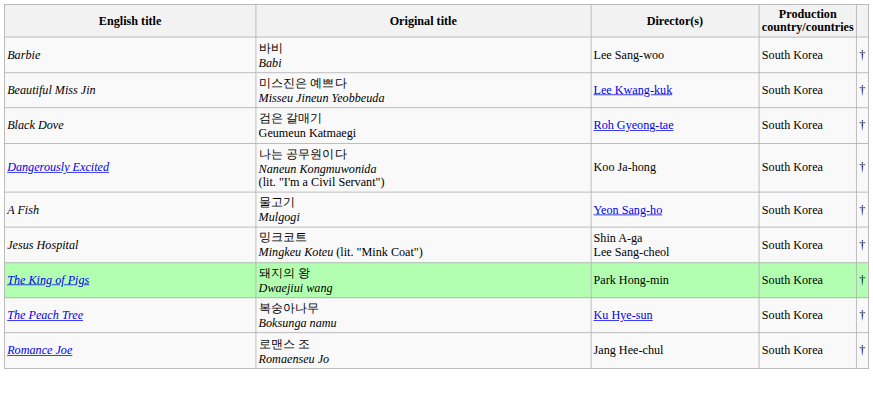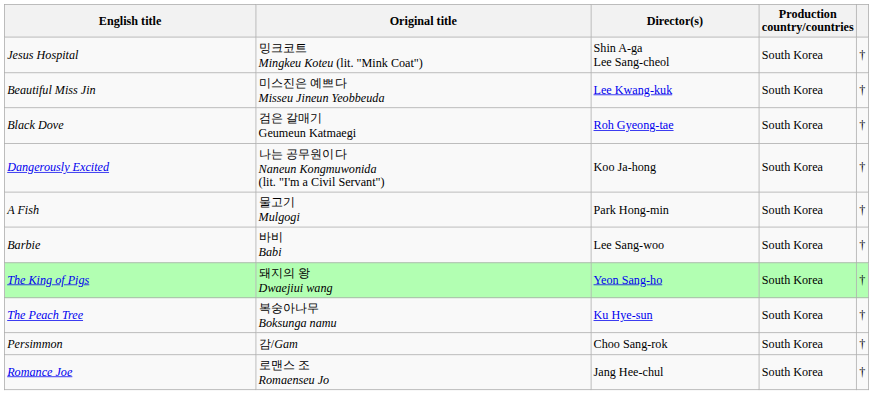rows swapped: (24, 55) <-> (43, 244)
(628, 209) Yeon Sang-ho -> (631, 209) Park Hong-min
(631, 280) Park Hong-min -> (628, 280) Yeon Sang-ho
+ row: (35, 343)
